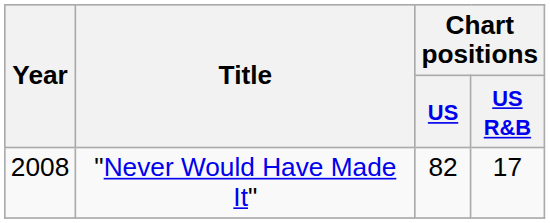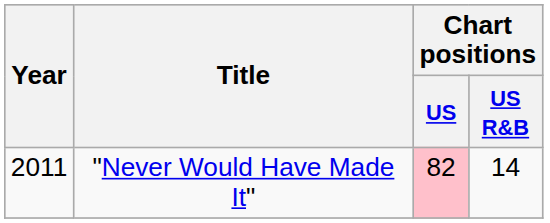(40, 167) 2008 -> (39, 167) 2011
(443, 167) no background -> (441, 167) pink background
(507, 167) 17 -> (505, 167) 14
